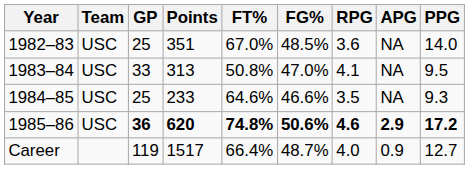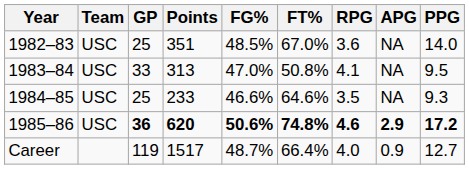columns swapped: (305, 17) <-> (249, 17)
